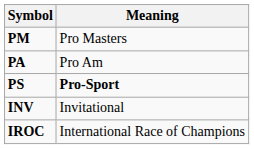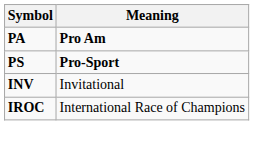- row: (19, 38)
(81, 61) normal -> (83, 38) bold
